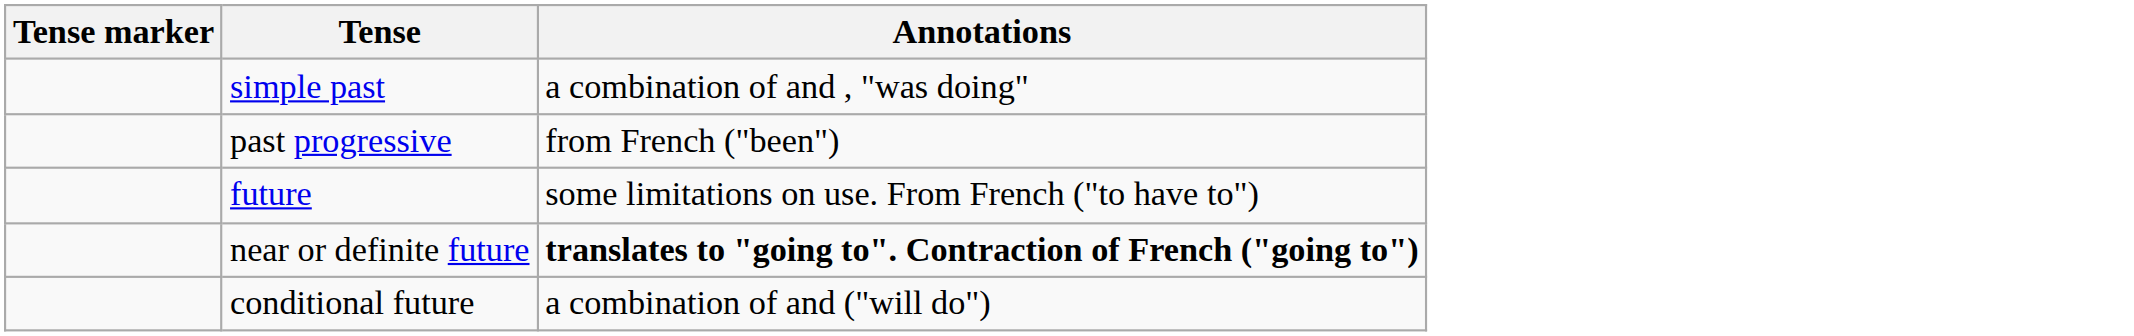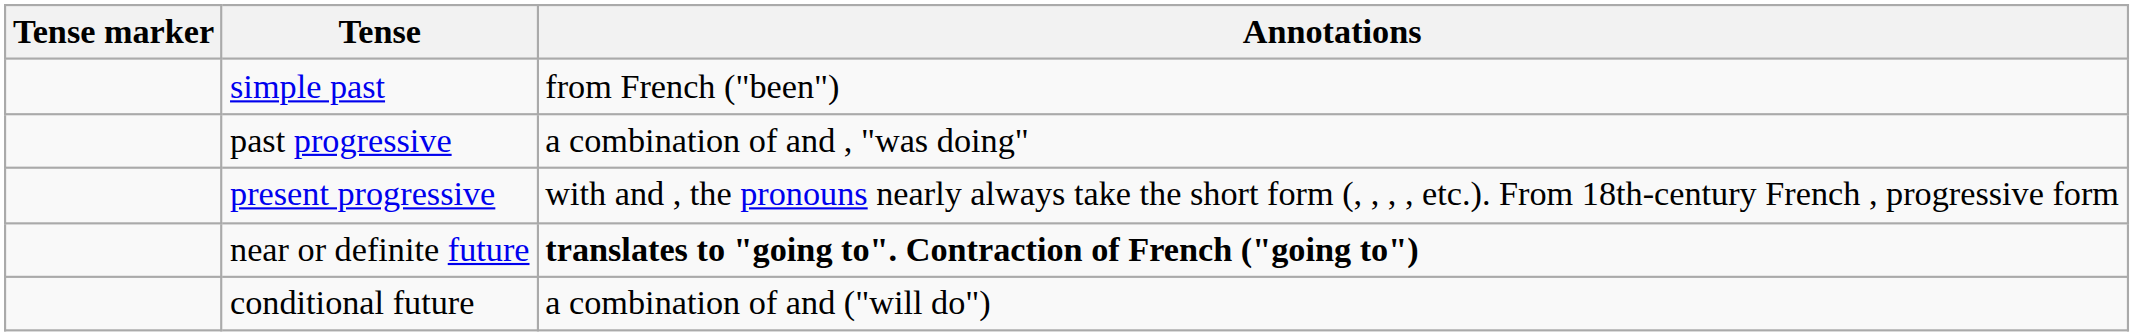(787, 85) a combination of and , "was doing" -> (692, 85) from French ("been")
(692, 140) from French ("been") -> (787, 140) a combination of and , "was doing"
+ row: (363, 194)
- row: (271, 194)
